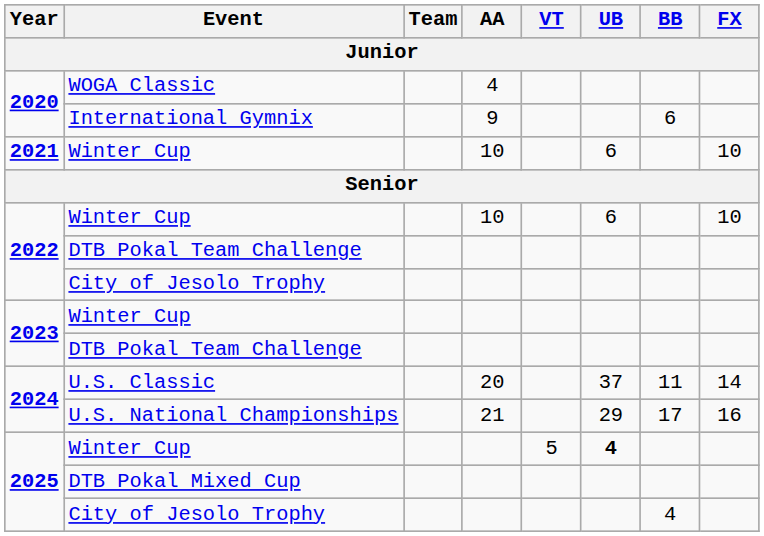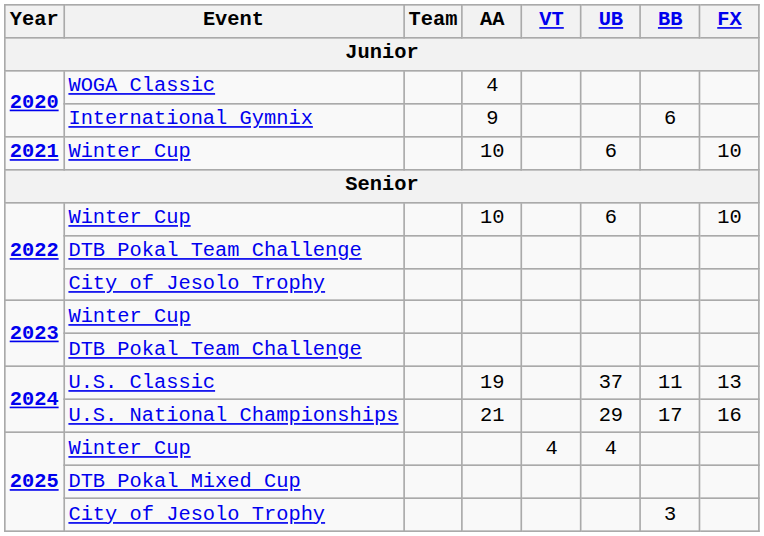(492, 383) 20 -> (492, 383) 19
(729, 383) 14 -> (729, 383) 13
(552, 449) 5 -> (552, 449) 4
(611, 449) bold -> (611, 449) normal
(670, 515) 4 -> (670, 515) 3
